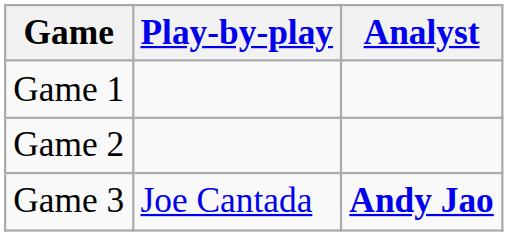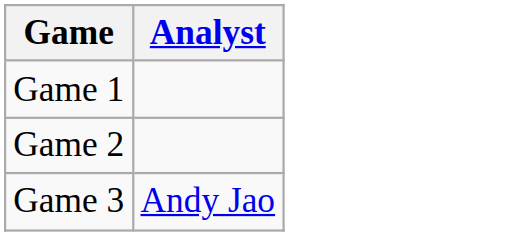- column: (237, 32)
(422, 200) bold -> (208, 200) normal
